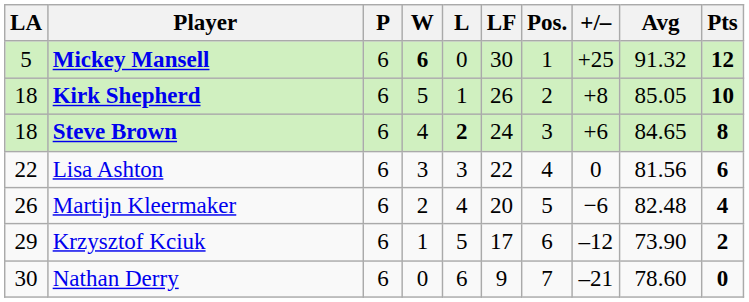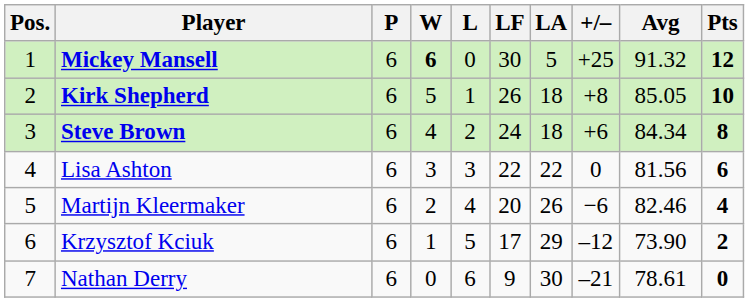columns swapped: (547, 22) <-> (26, 22)
(462, 132) bold -> (470, 132) normal
(661, 132) 84.65 -> (661, 132) 84.34
(661, 205) 82.48 -> (661, 205) 82.46
(661, 278) 78.60 -> (661, 278) 78.61
